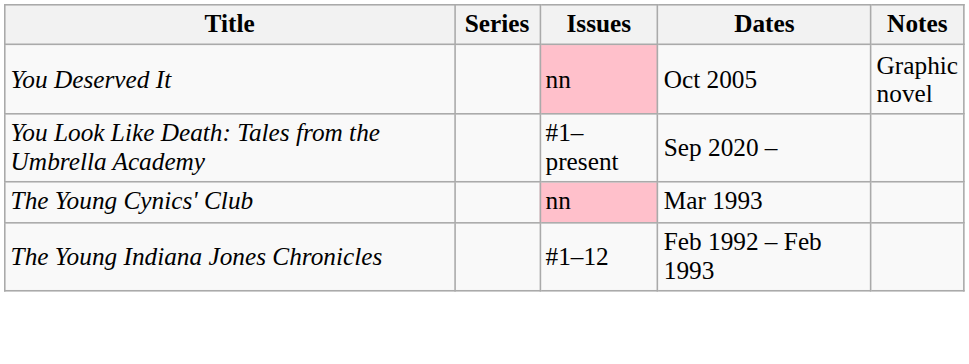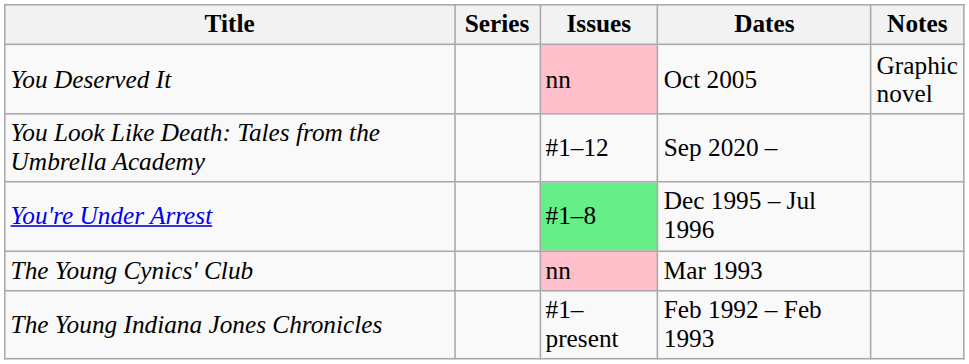(582, 147) #1–present -> (577, 147) #1–12
+ row: (111, 215)
(577, 256) #1–12 -> (582, 324) #1–present
